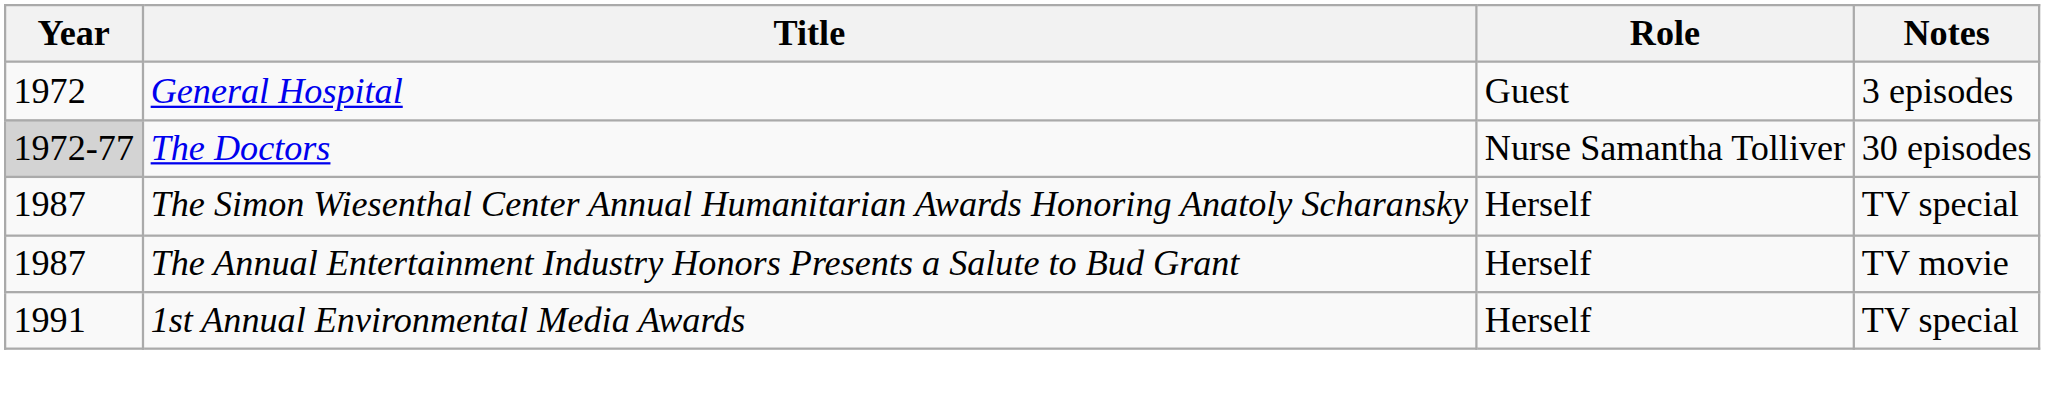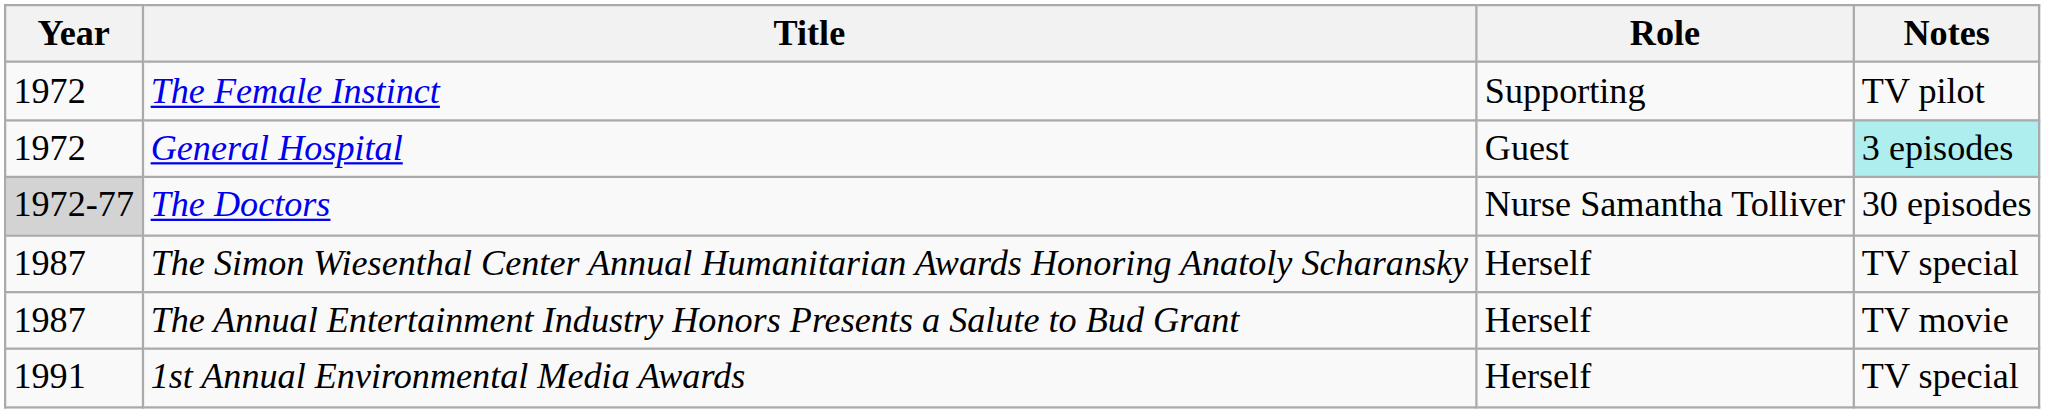+ row: (295, 90)
(1938, 90) no background -> (1938, 147) paleturquoise background
